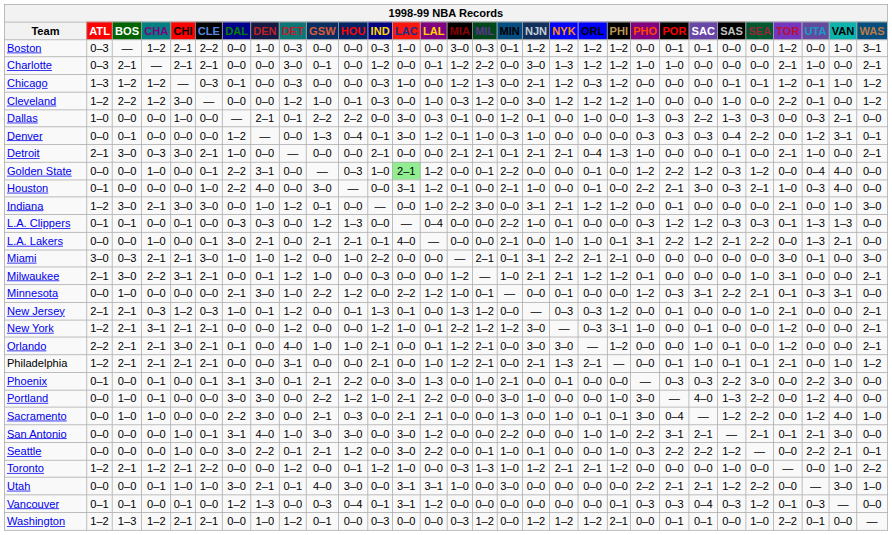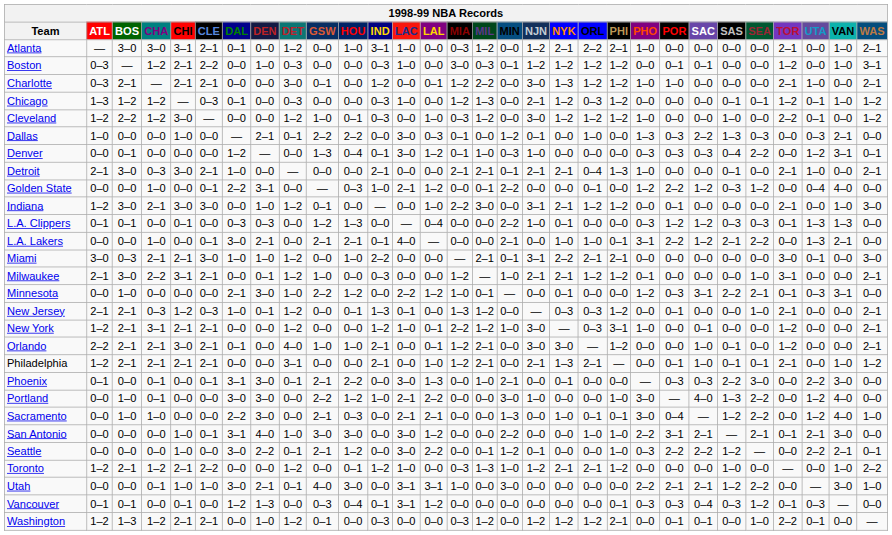+ row: (24, 49)
(406, 171) lightgreen background -> (406, 189) no background
- row: (28, 189)
(510, 329) 1–2 -> (510, 329) 1–0
(510, 451) 1–0 -> (510, 451) 1–2
